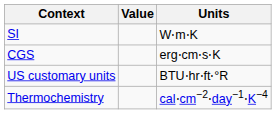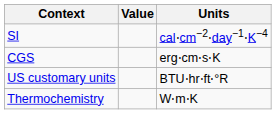(179, 34) W⋅m⋅K -> (214, 35) cal⋅cm−2⋅day−1⋅K−4
(214, 97) cal⋅cm−2⋅day−1⋅K−4 -> (179, 99) W⋅m⋅K
